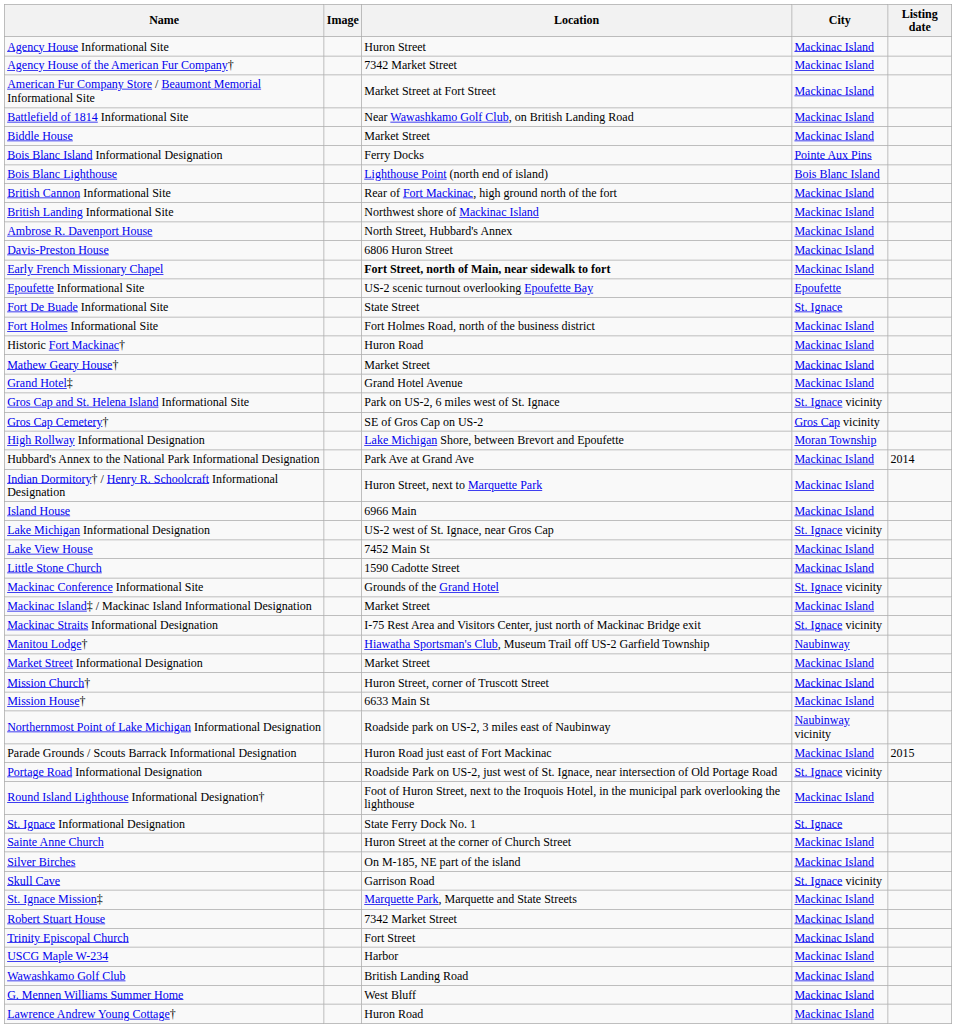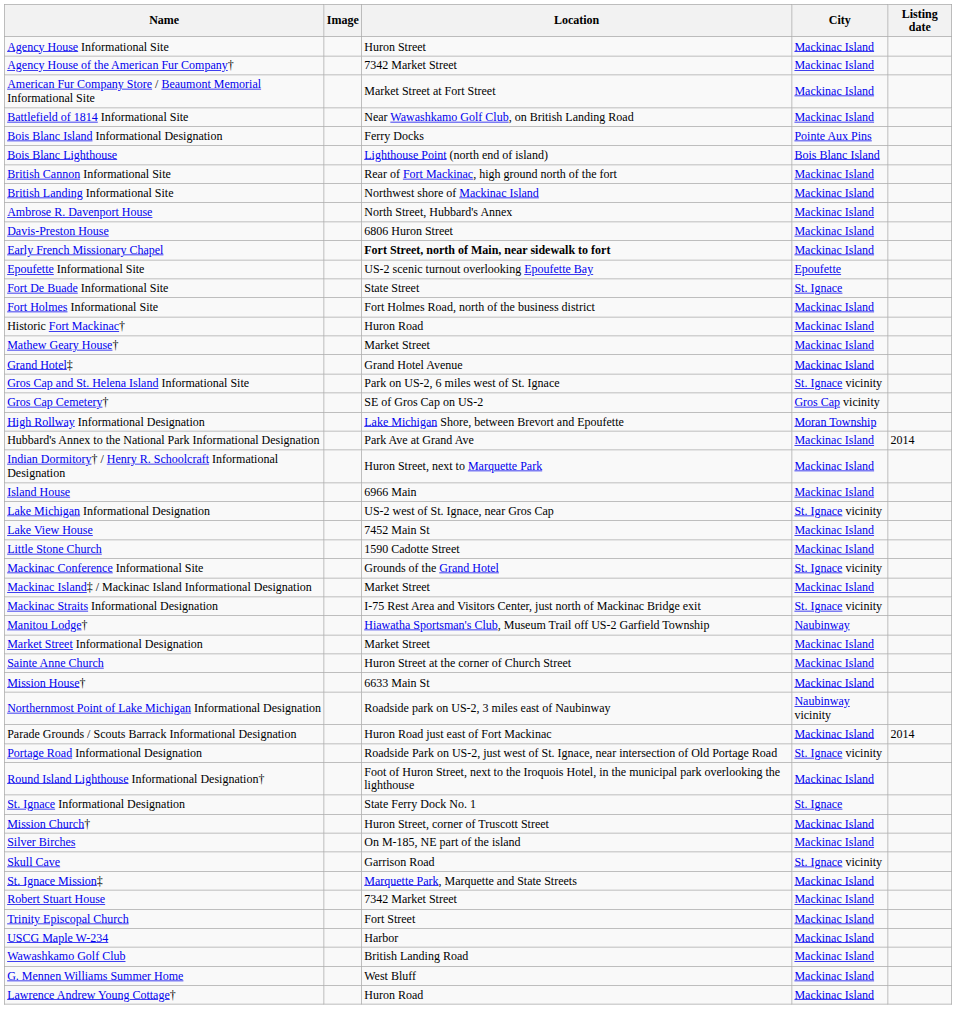- row: (40, 136)
rows swapped: (49, 682) <-> (55, 842)
(903, 753) 2015 -> (903, 734) 2014
